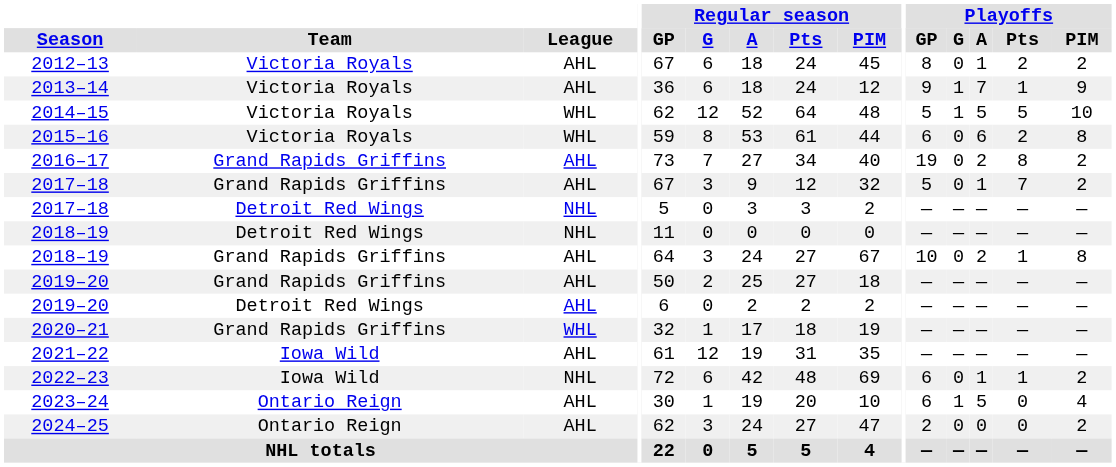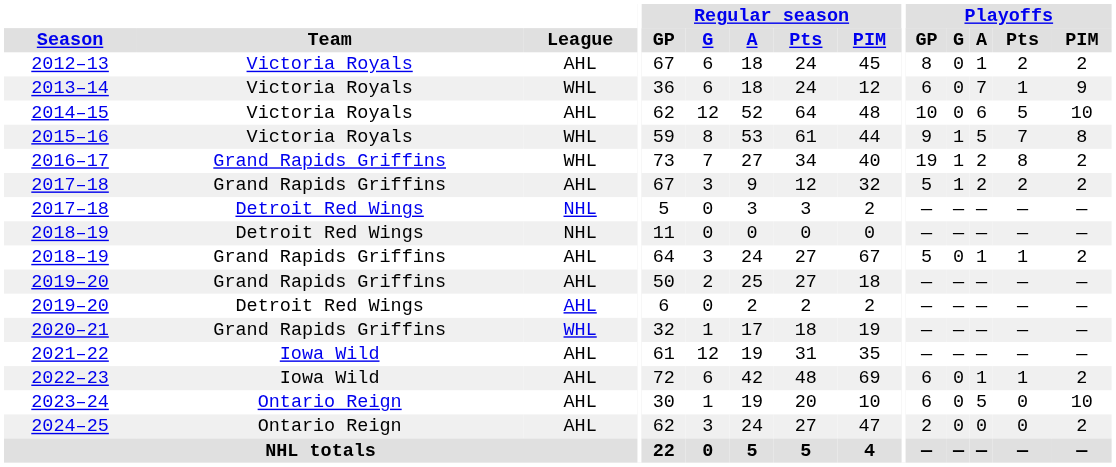(580, 88) AHL -> (580, 88) WHL
(927, 88) 9 -> (927, 88) 6
(959, 88) 1 -> (959, 88) 0
(580, 113) WHL -> (580, 113) AHL
(927, 113) 5 -> (927, 113) 10
(959, 113) 1 -> (959, 113) 0
(981, 113) 5 -> (981, 113) 6
(927, 137) 6 -> (927, 137) 9
(959, 137) 0 -> (959, 137) 1
(981, 137) 6 -> (981, 137) 5
(1023, 137) 2 -> (1023, 137) 7
(580, 161) AHL -> (580, 161) WHL
(959, 161) 0 -> (959, 161) 1
(959, 185) 0 -> (959, 185) 1
(981, 185) 1 -> (981, 185) 2
(1023, 185) 7 -> (1023, 185) 2
(927, 257) 10 -> (927, 257) 5
(981, 257) 2 -> (981, 257) 1
(1082, 257) 8 -> (1082, 257) 2
(580, 378) NHL -> (580, 378) AHL
(959, 402) 1 -> (959, 402) 0
(1082, 402) 4 -> (1082, 402) 10
